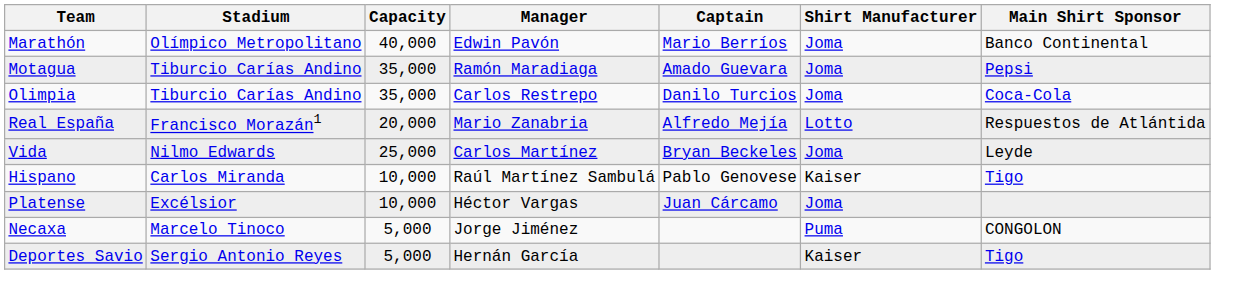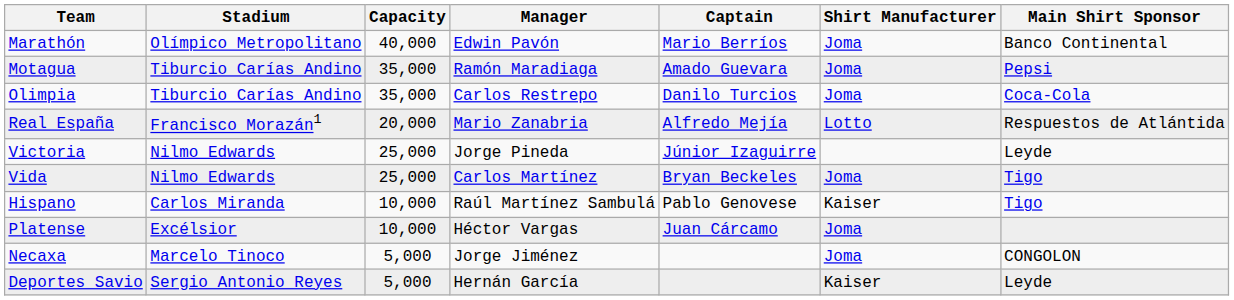+ row: (47, 152)
(1009, 152) Leyde -> (1023, 178) Tigo
(824, 230) Puma -> (843, 256) Joma
(1004, 256) Tigo -> (1028, 282) Leyde
